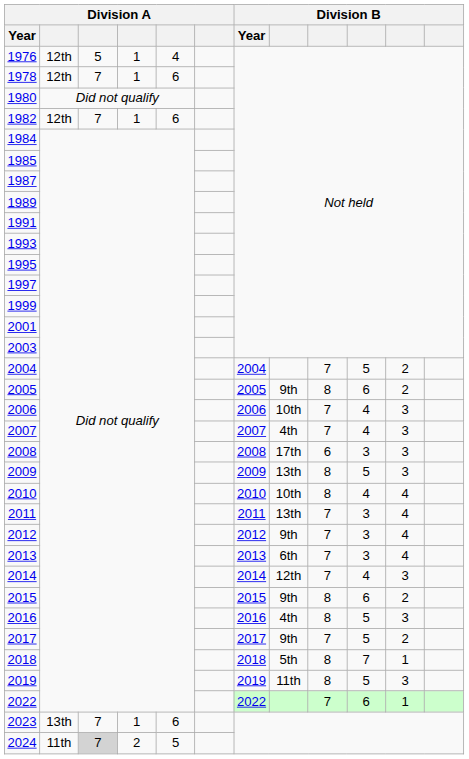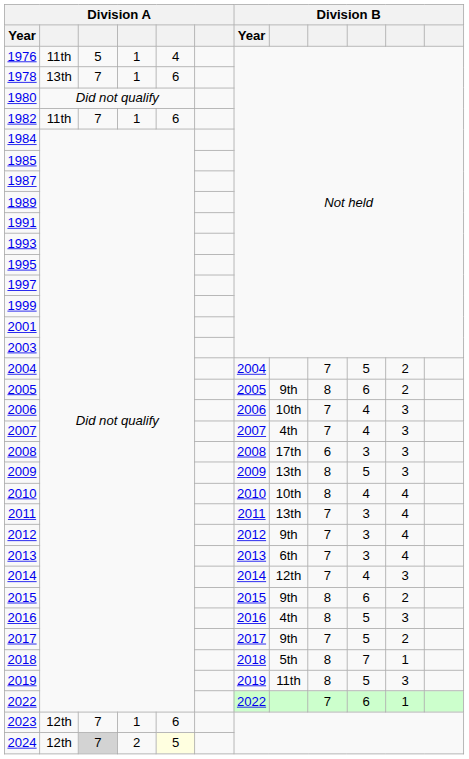(59, 56) 12th -> (59, 56) 11th
(59, 77) 12th -> (59, 77) 13th
(59, 118) 12th -> (59, 118) 11th
(59, 722) 13th -> (59, 722) 12th
(59, 743) 11th -> (59, 743) 12th
(176, 743) no background -> (176, 743) lightyellow background
